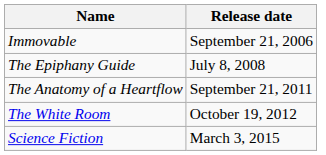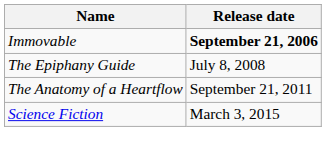(251, 41) normal -> (254, 41) bold
- row: (59, 114)
